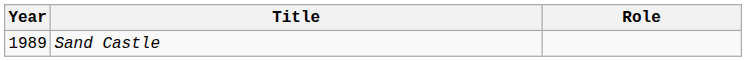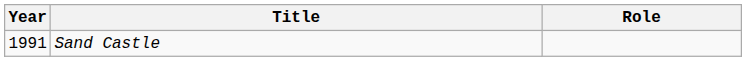(28, 44) 1989 -> (28, 44) 1991
